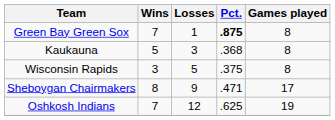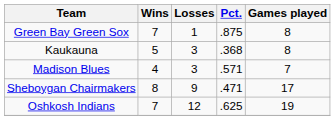(231, 32) bold -> (231, 32) normal
+ row: (71, 69)
- row: (71, 69)
